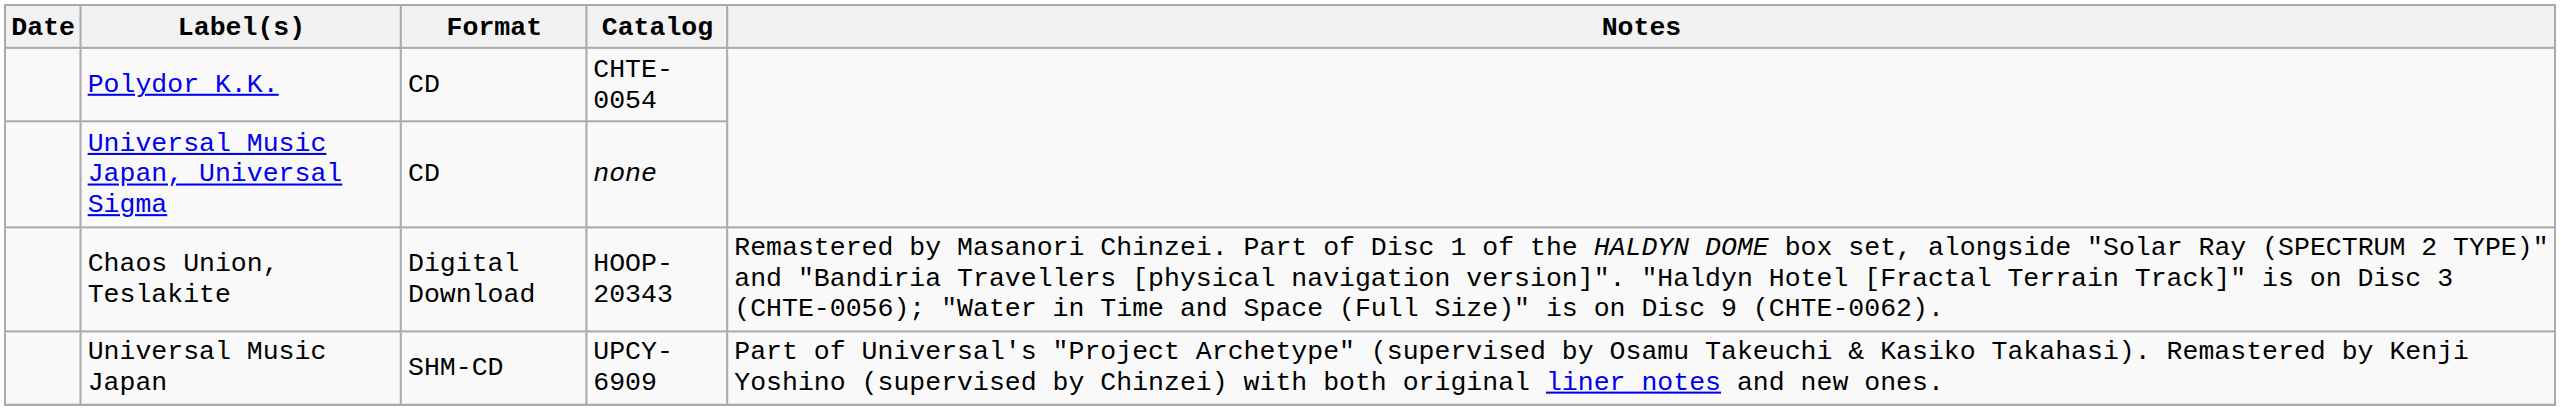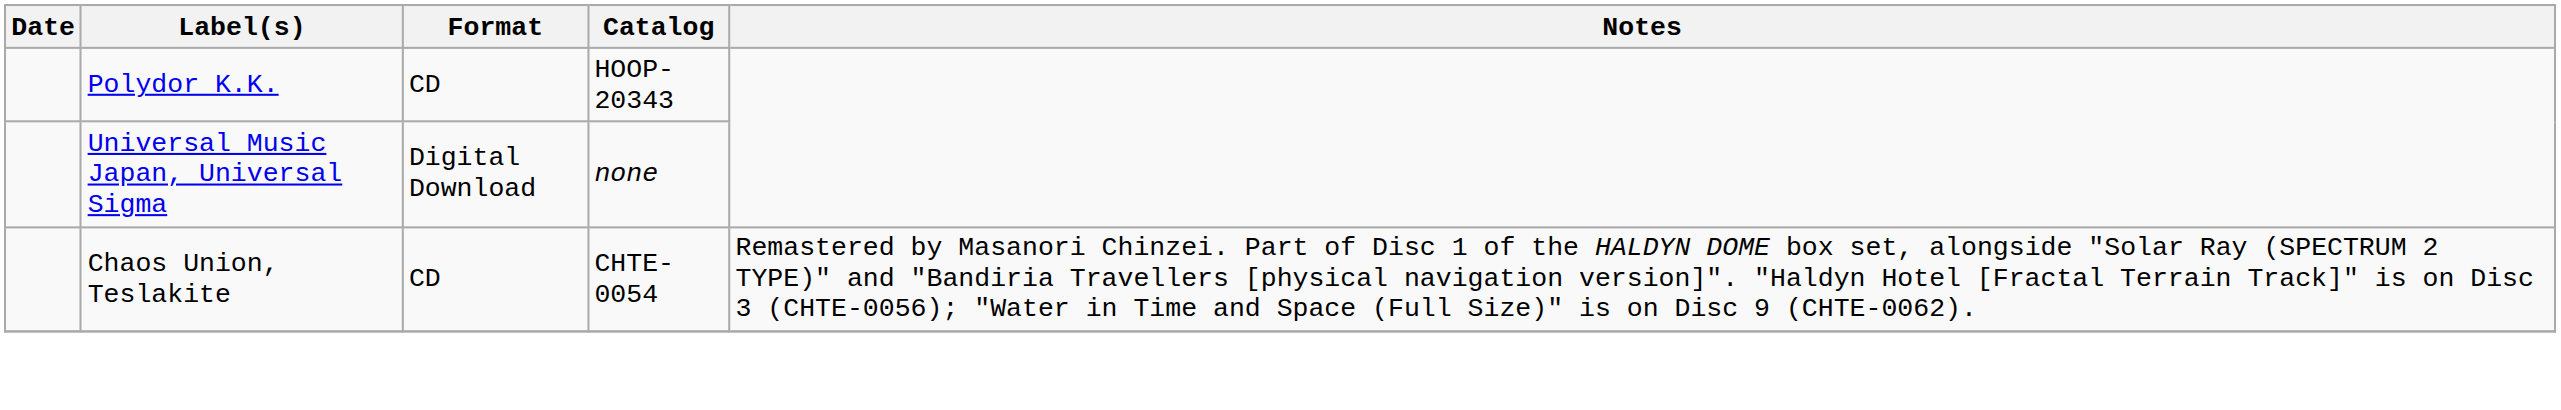(633, 85) CHTE-0054 -> (634, 85) HOOP-20343
(424, 174) CD -> (473, 174) Digital Download
(472, 279) Digital Download -> (425, 279) CD
(633, 279) HOOP-20343 -> (634, 279) CHTE-0054
- row: (207, 368)
